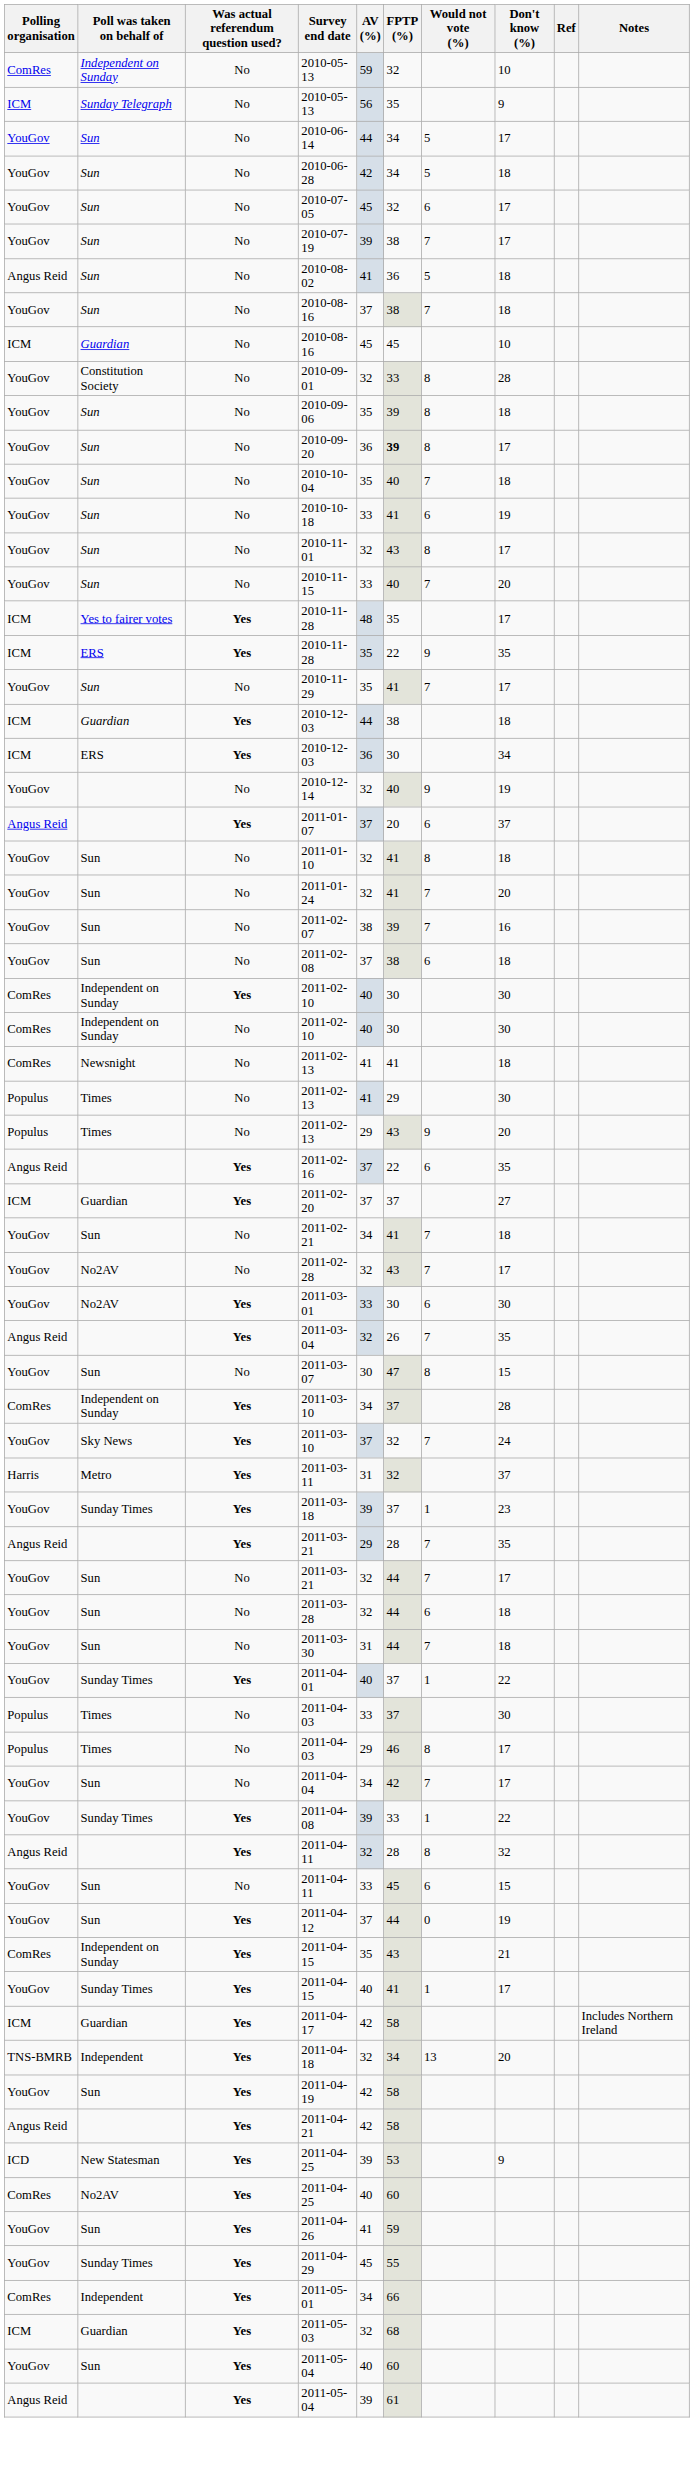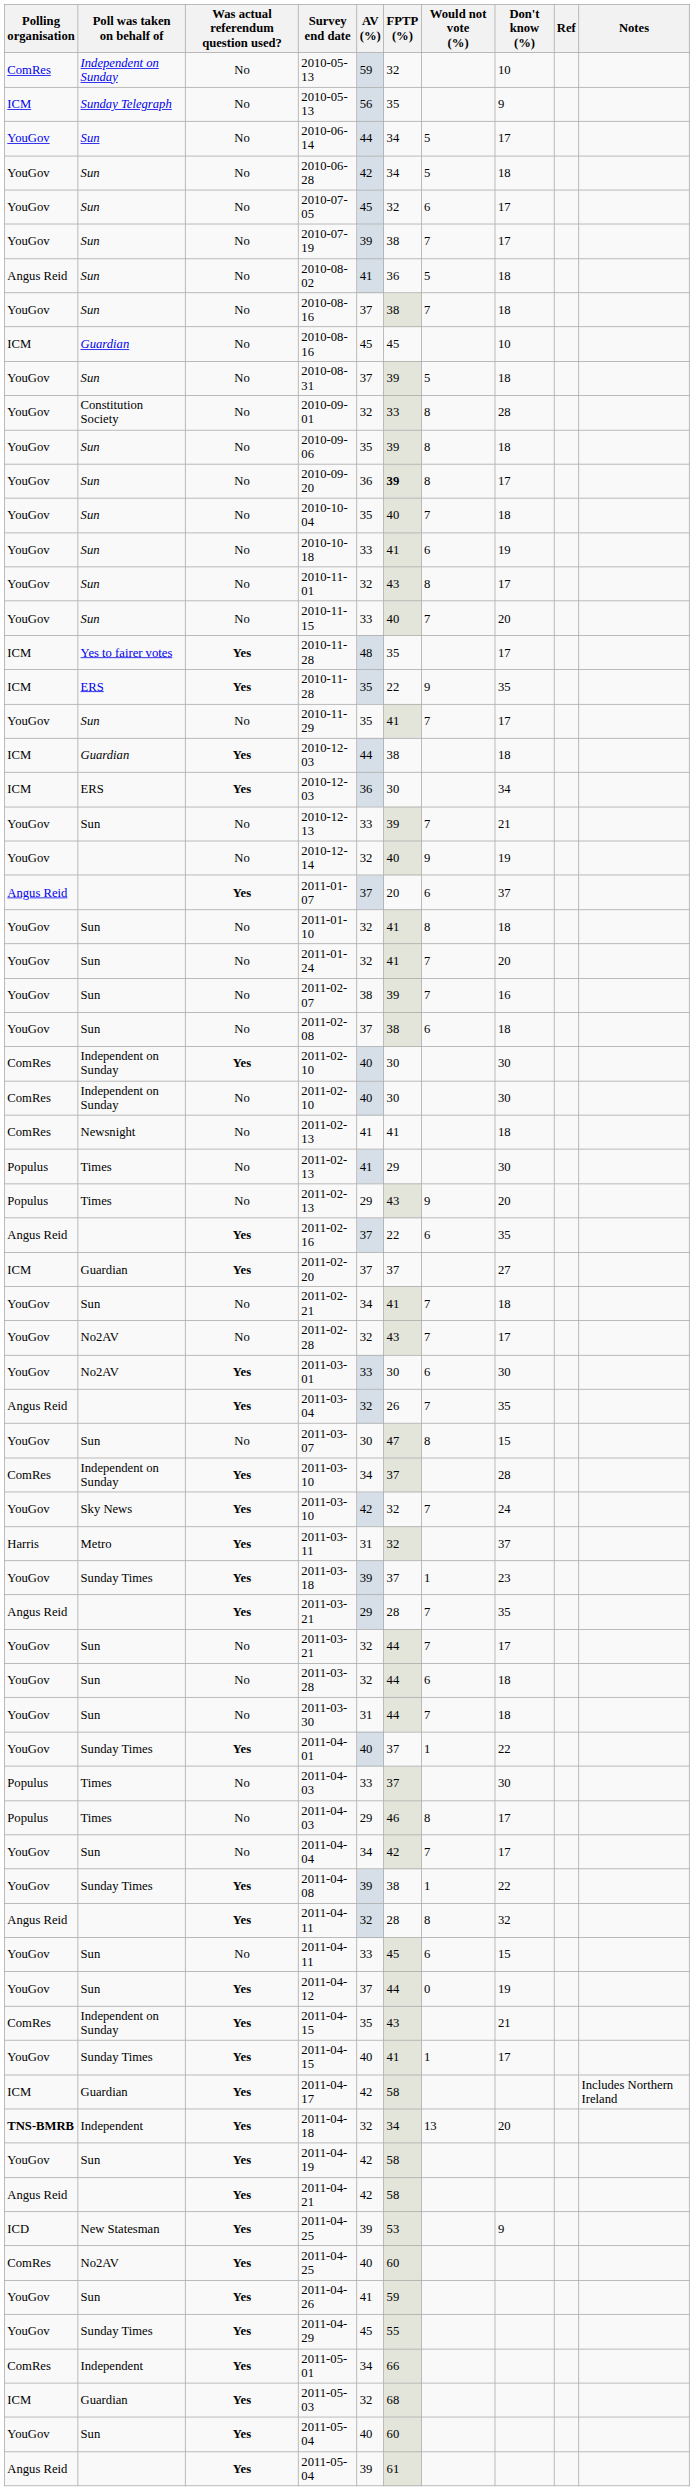+ row: (90, 378)
+ row: (90, 823)
(366, 1440) 37 -> (366, 1509) 42
(393, 1817) 33 -> (393, 1886) 38
(40, 2057) normal -> (41, 2126) bold
